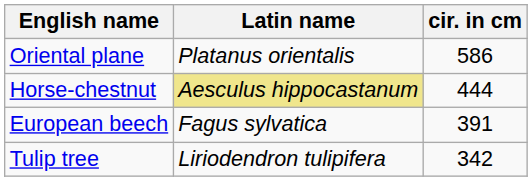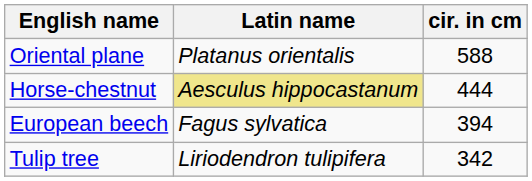(475, 55) 586 -> (475, 55) 588
(475, 124) 391 -> (475, 124) 394
